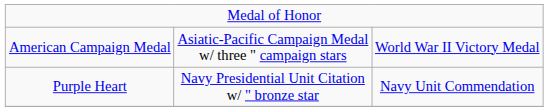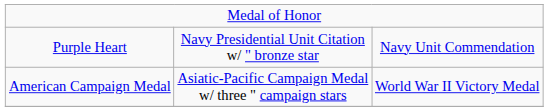rows swapped: (90, 86) <-> (90, 47)
